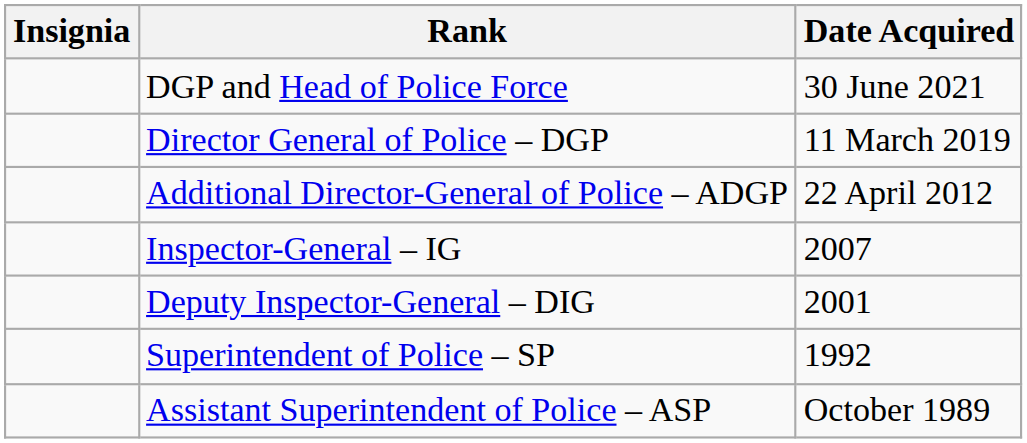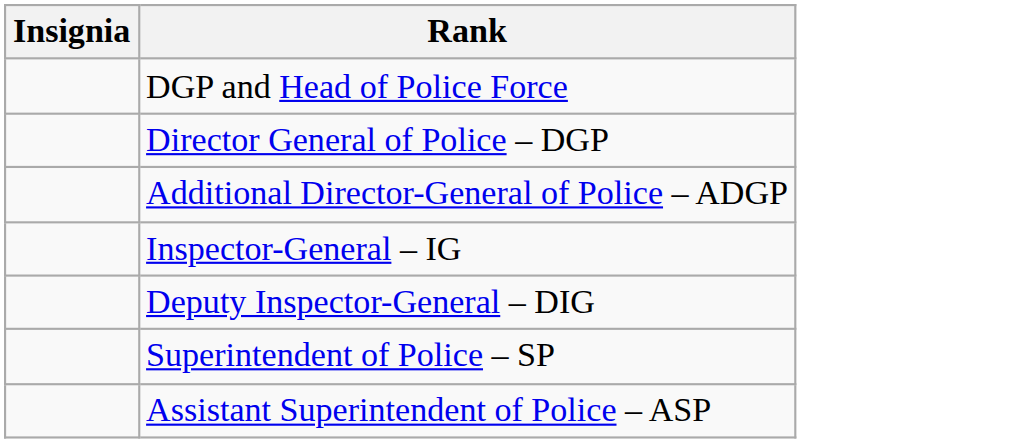- column: (909, 31)
